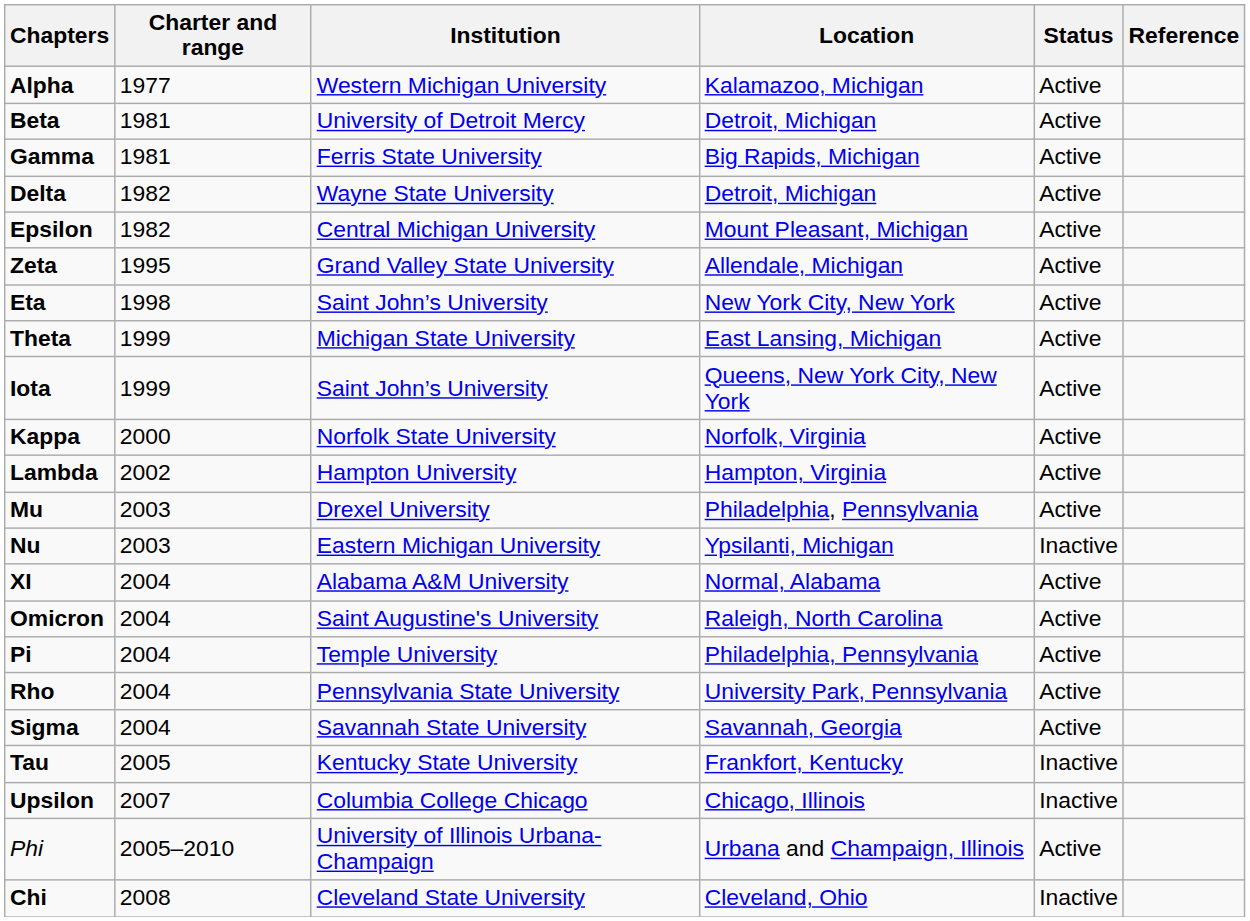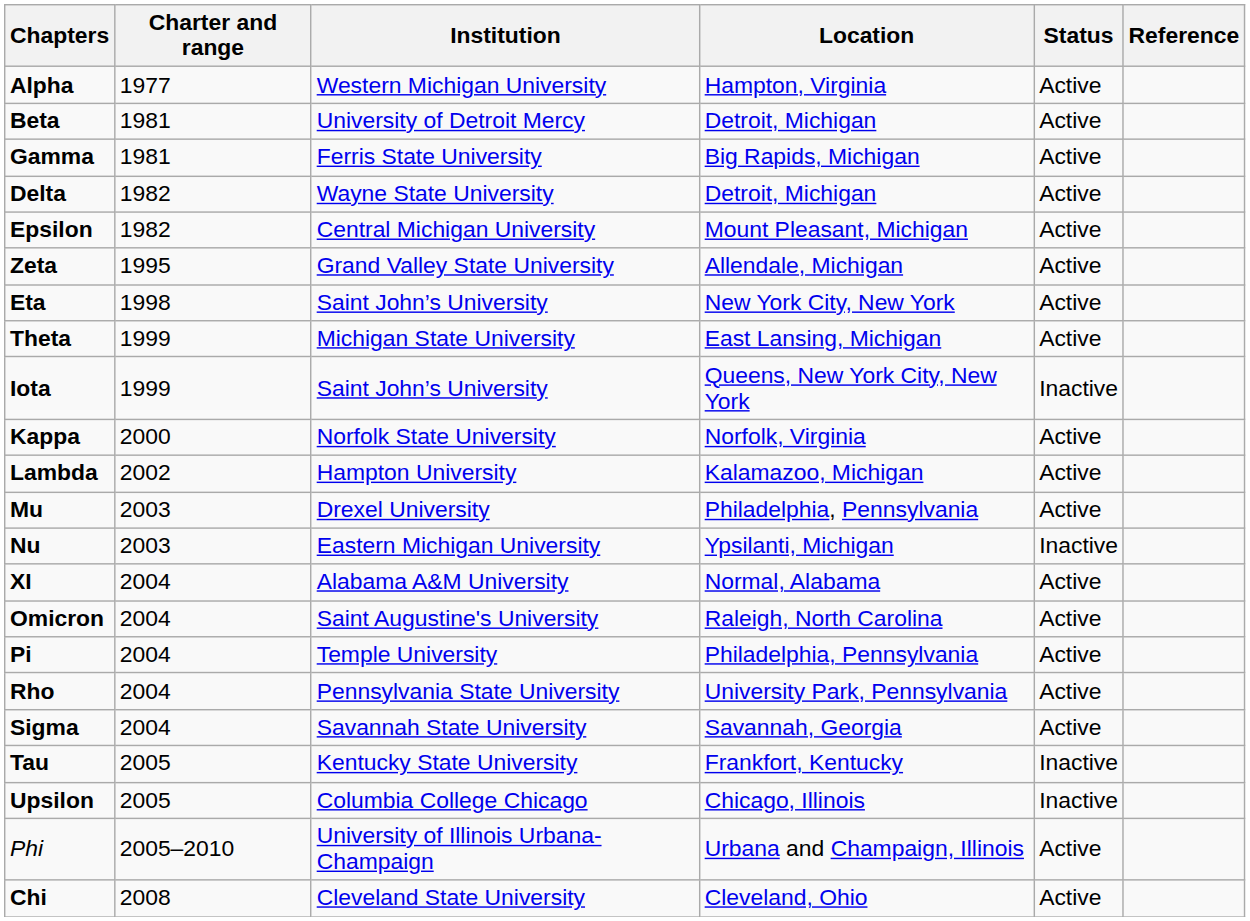(814, 84) Kalamazoo, Michigan -> (795, 84) Hampton, Virginia
(1070, 387) Active -> (1079, 387) Inactive
(795, 473) Hampton, Virginia -> (814, 473) Kalamazoo, Michigan
(145, 799) 2007 -> (145, 799) 2005
(1079, 898) Inactive -> (1070, 898) Active
